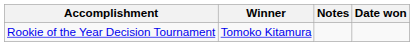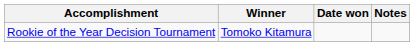columns swapped: (381, 13) <-> (333, 13)
